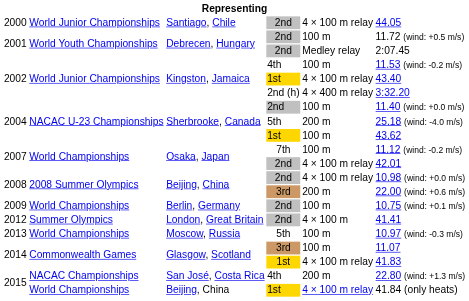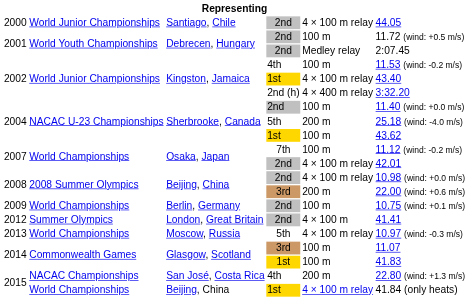(316, 234) 100 m -> (338, 234) 4 × 100 m relay
(338, 262) 4 × 100 m relay -> (316, 262) 100 m
